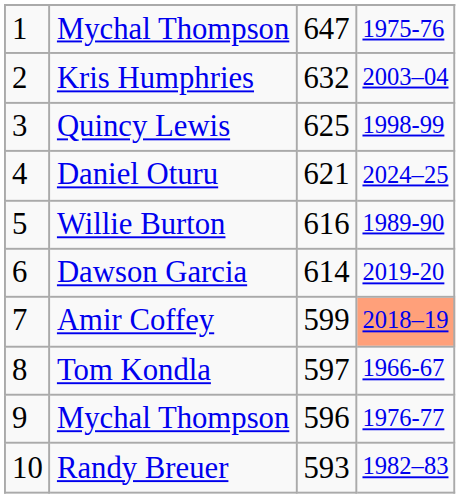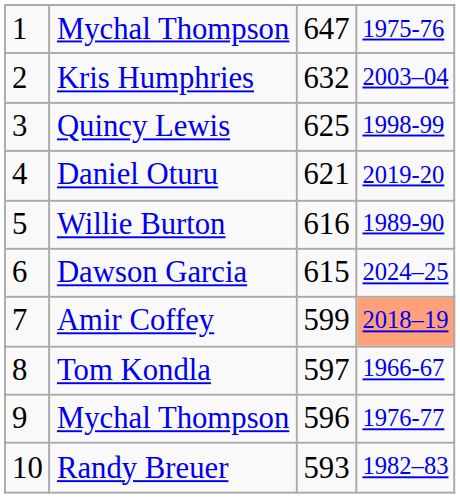(405, 175) 2024–25 -> (403, 175) 2019-20
(326, 272) 614 -> (326, 272) 615
(403, 272) 2019-20 -> (405, 272) 2024–25
